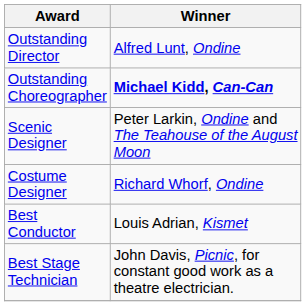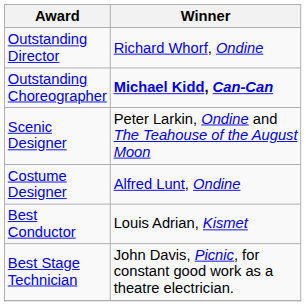(177, 47) Alfred Lunt, Ondine -> (189, 47) Richard Whorf, Ondine
(189, 184) Richard Whorf, Ondine -> (177, 184) Alfred Lunt, Ondine
